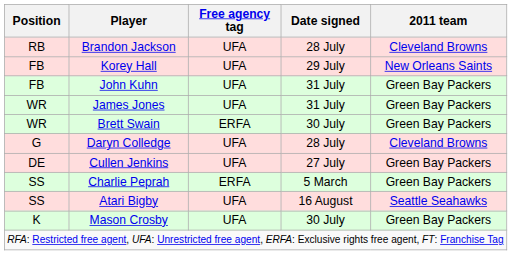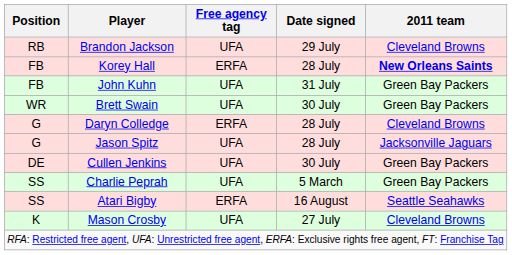(326, 47) 28 July -> (321, 47) 29 July
(235, 66) UFA -> (231, 66) ERFA
(326, 66) 29 July -> (321, 66) 28 July
(438, 66) normal -> (436, 66) bold
- row: (129, 104)
(235, 124) ERFA -> (231, 104) UFA
(235, 143) UFA -> (231, 124) ERFA
+ row: (127, 143)
(326, 162) 27 July -> (321, 162) 30 July
(235, 182) ERFA -> (231, 182) UFA
(235, 201) UFA -> (231, 201) ERFA
(326, 220) 30 July -> (321, 220) 27 July
(438, 220) Green Bay Packers -> (436, 220) Cleveland Browns
